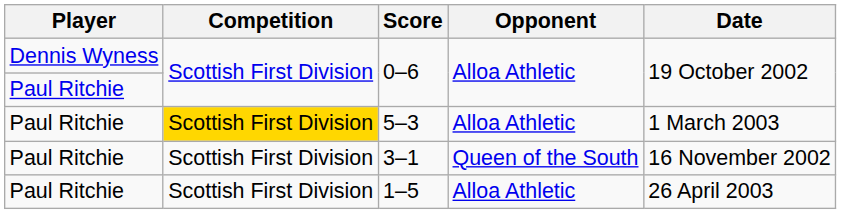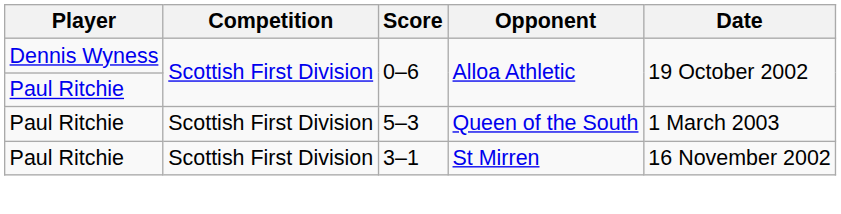(271, 123) gold background -> (271, 123) no background
(514, 123) Alloa Athletic -> (546, 123) Queen of the South
(546, 157) Queen of the South -> (496, 157) St Mirren
- row: (67, 191)
